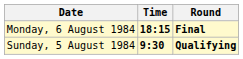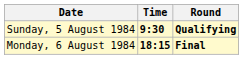rows swapped: (71, 46) <-> (71, 29)
